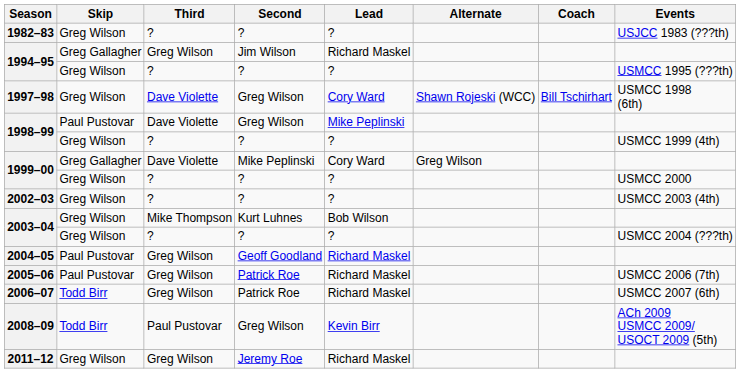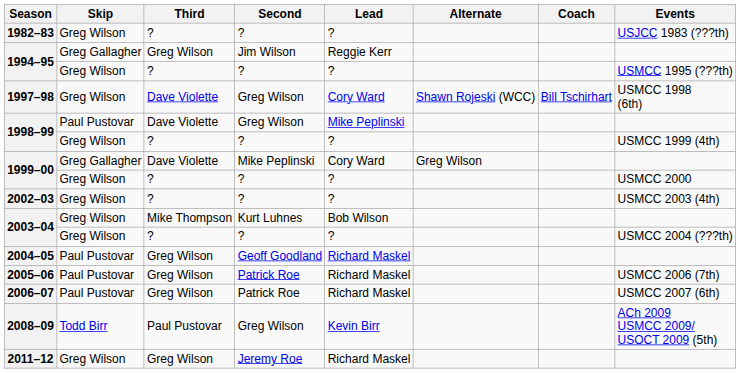(369, 52) Richard Maskel -> (360, 52) Reggie Kerr
(83, 293) Todd Birr -> (97, 293) Paul Pustovar
